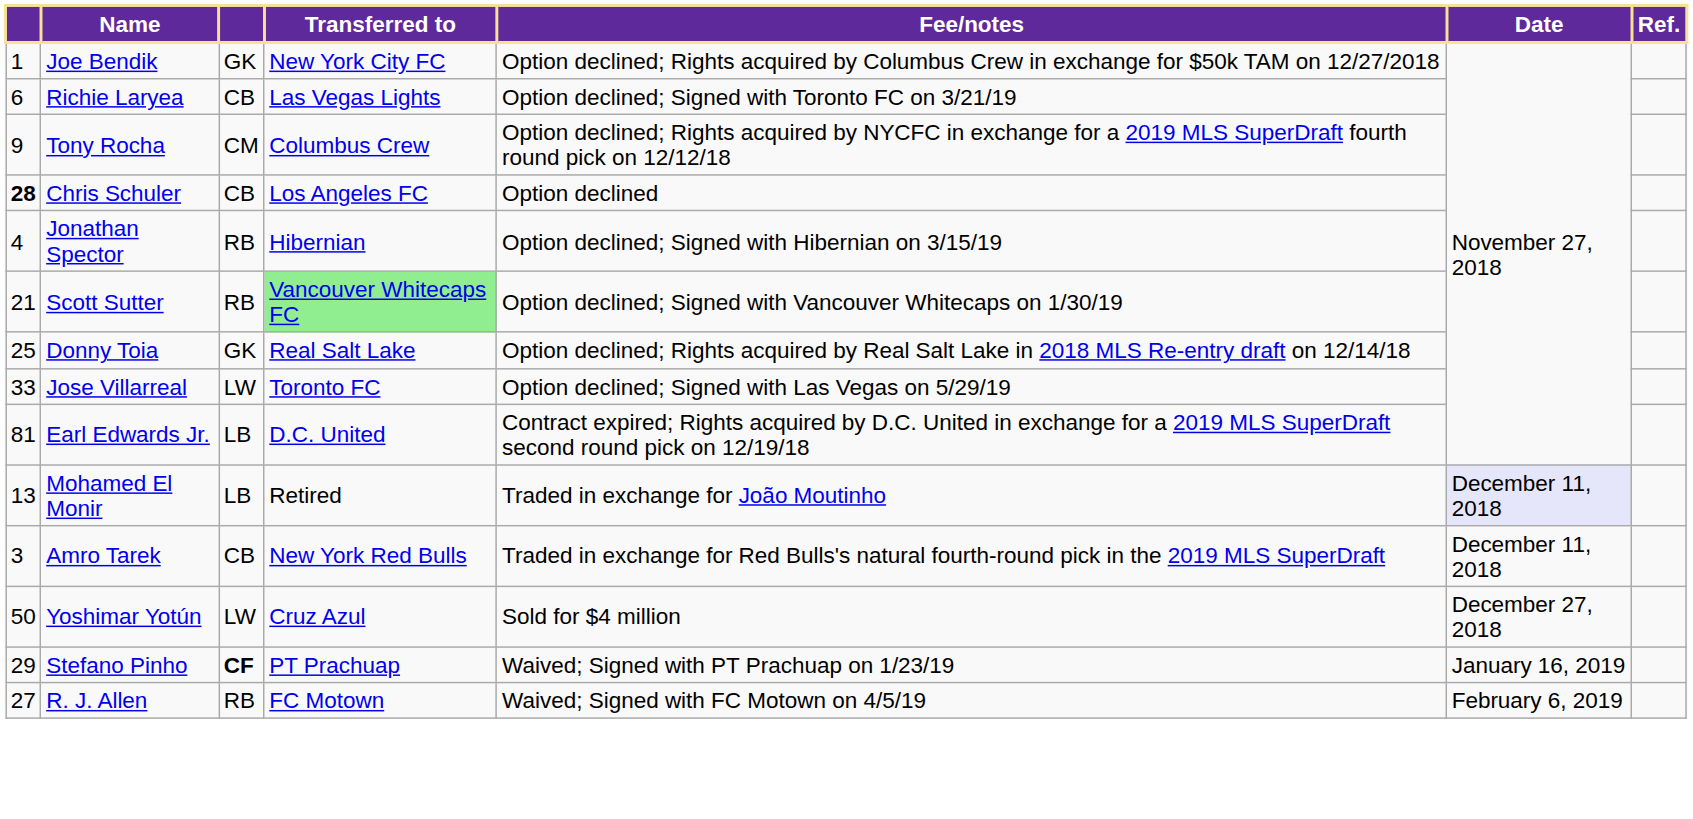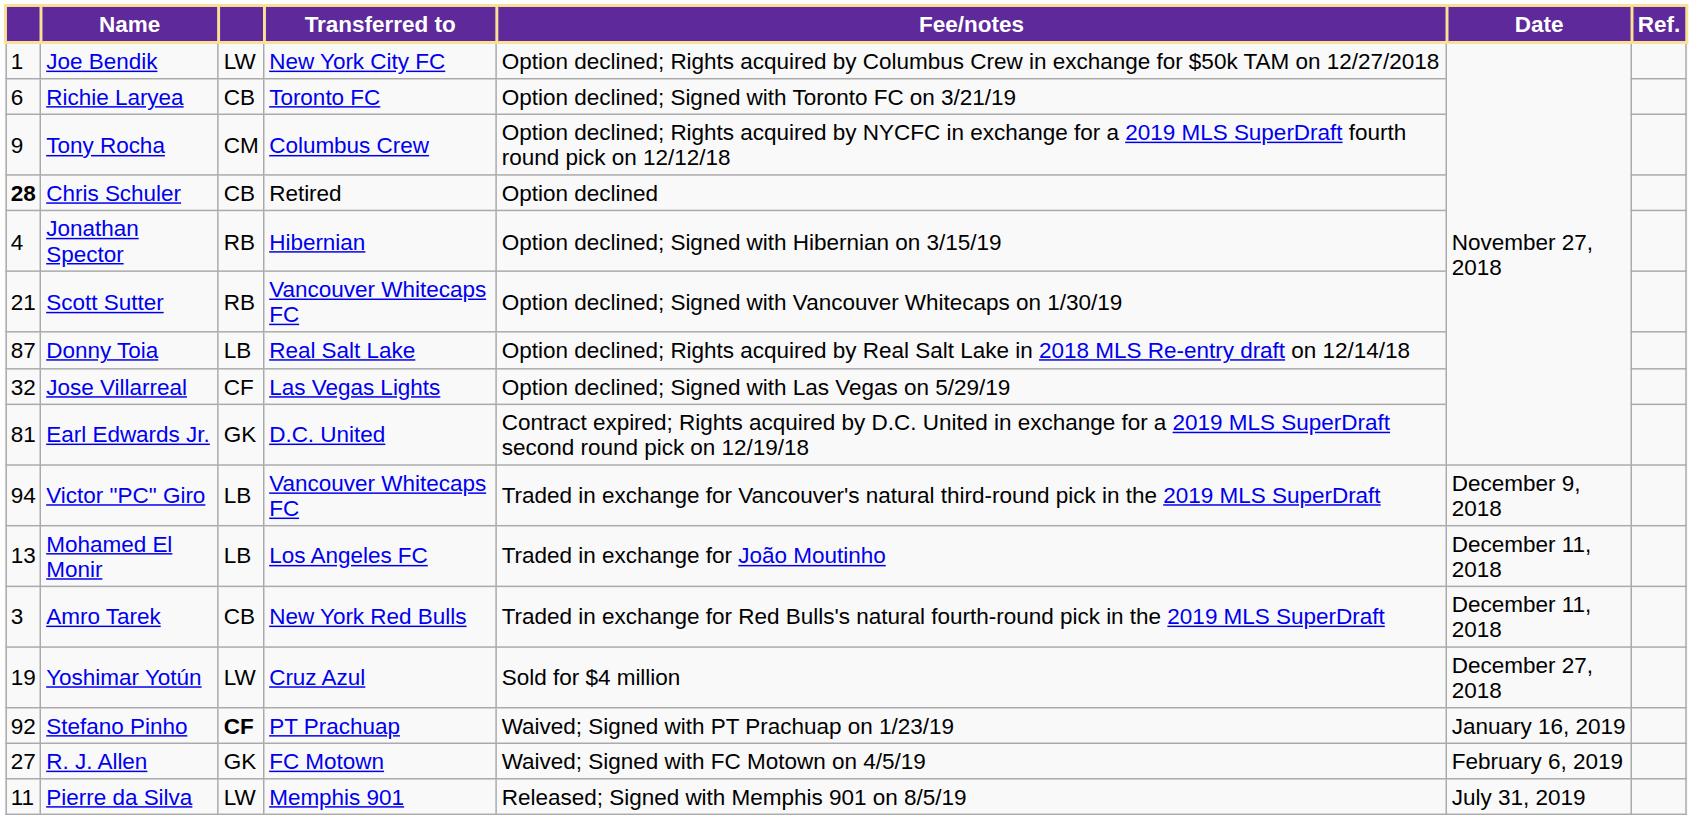(240, 61) GK -> (240, 61) LW
(355, 97) Las Vegas Lights -> (325, 97) Toronto FC
(349, 193) Los Angeles FC -> (305, 193) Retired
(378, 302) lightgreen background -> (378, 302) no background
(23, 350) 25 -> (23, 350) 87
(240, 350) GK -> (237, 350) LB
(23, 386) 33 -> (23, 386) 32
(240, 386) LW -> (239, 386) CF
(325, 386) Toronto FC -> (355, 386) Las Vegas Lights
(238, 434) LB -> (240, 434) GK
+ row: (126, 495)
(306, 495) Retired -> (348, 556) Los Angeles FC
(1521, 495) lavender background -> (1522, 556) no background
(23, 617) 50 -> (23, 677) 19
(23, 665) 29 -> (23, 726) 92
(239, 700) RB -> (240, 761) GK
+ row: (119, 797)
